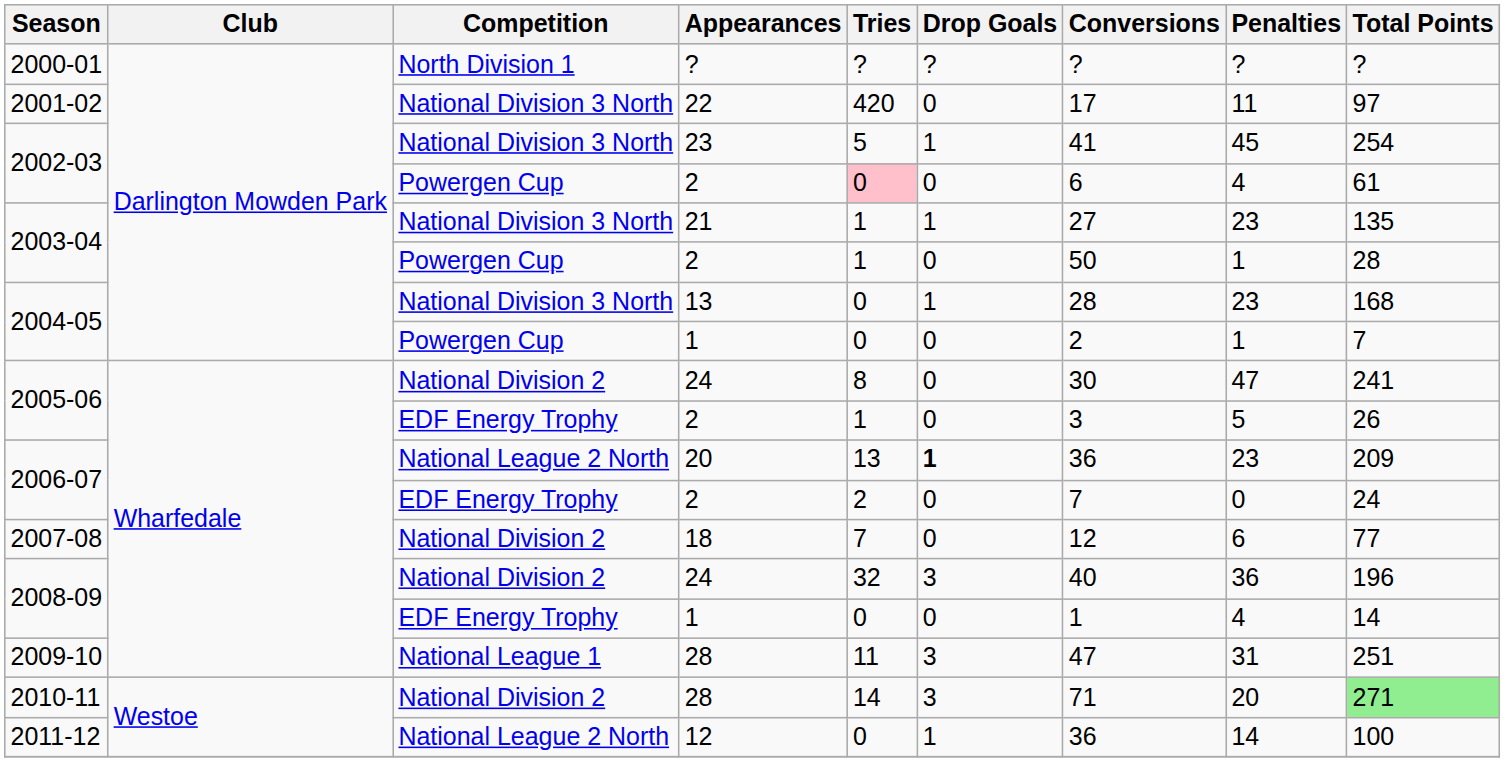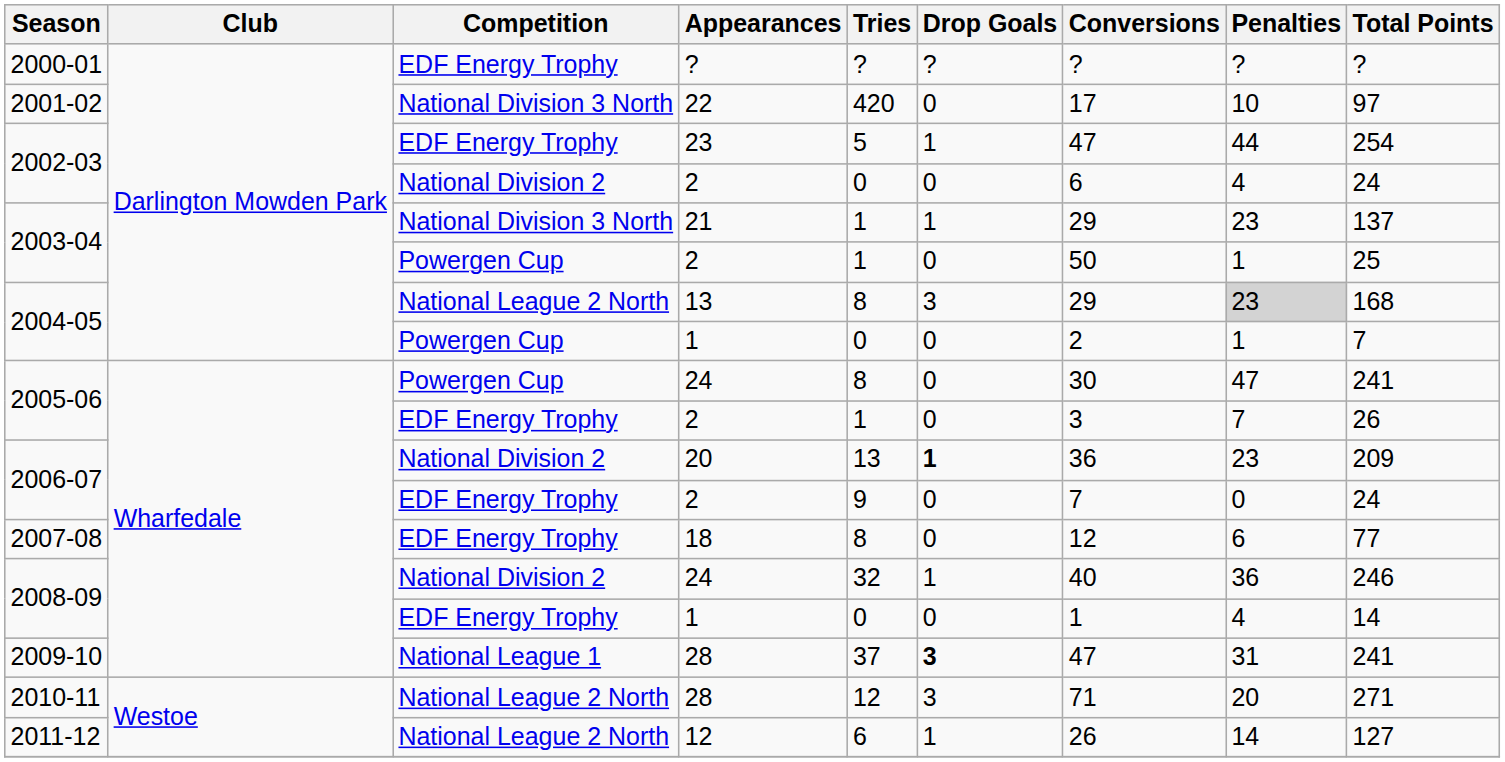(487, 63) North Division 1 -> (508, 63) EDF Energy Trophy
(1244, 103) 11 -> (1245, 103) 10
(536, 143) National Division 3 North -> (508, 143) EDF Energy Trophy
(1083, 143) 41 -> (1083, 143) 47
(1245, 143) 45 -> (1245, 143) 44
(481, 182) Powergen Cup -> (502, 182) National Division 2
(860, 182) pink background -> (860, 182) no background
(1366, 182) 61 -> (1366, 182) 24
(1083, 222) 27 -> (1083, 222) 29
(1373, 222) 135 -> (1373, 222) 137
(1366, 261) 28 -> (1366, 261) 25
(536, 301) National Division 3 North -> (534, 301) National League 2 North
(860, 301) 0 -> (860, 301) 8
(930, 301) 1 -> (930, 301) 3
(1083, 301) 28 -> (1083, 301) 29
(1245, 301) no background -> (1245, 301) lightgrey background
(502, 380) National Division 2 -> (481, 380) Powergen Cup
(1238, 420) 5 -> (1238, 420) 7
(534, 459) National League 2 North -> (502, 459) National Division 2
(860, 499) 2 -> (860, 499) 9
(502, 538) National Division 2 -> (508, 538) EDF Energy Trophy
(860, 538) 7 -> (860, 538) 8
(930, 578) 3 -> (930, 578) 1
(1373, 578) 196 -> (1373, 578) 246
(866, 657) 11 -> (867, 657) 37
(930, 657) normal -> (930, 657) bold
(1373, 657) 251 -> (1373, 657) 241
(502, 697) National Division 2 -> (534, 697) National League 2 North
(867, 697) 14 -> (867, 697) 12
(1373, 697) lightgreen background -> (1373, 697) no background
(860, 736) 0 -> (860, 736) 6
(1083, 736) 36 -> (1083, 736) 26
(1373, 736) 100 -> (1373, 736) 127
